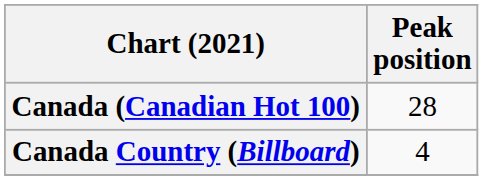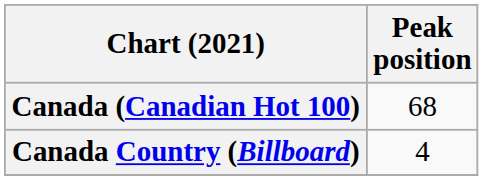(422, 105) 28 -> (422, 105) 68
